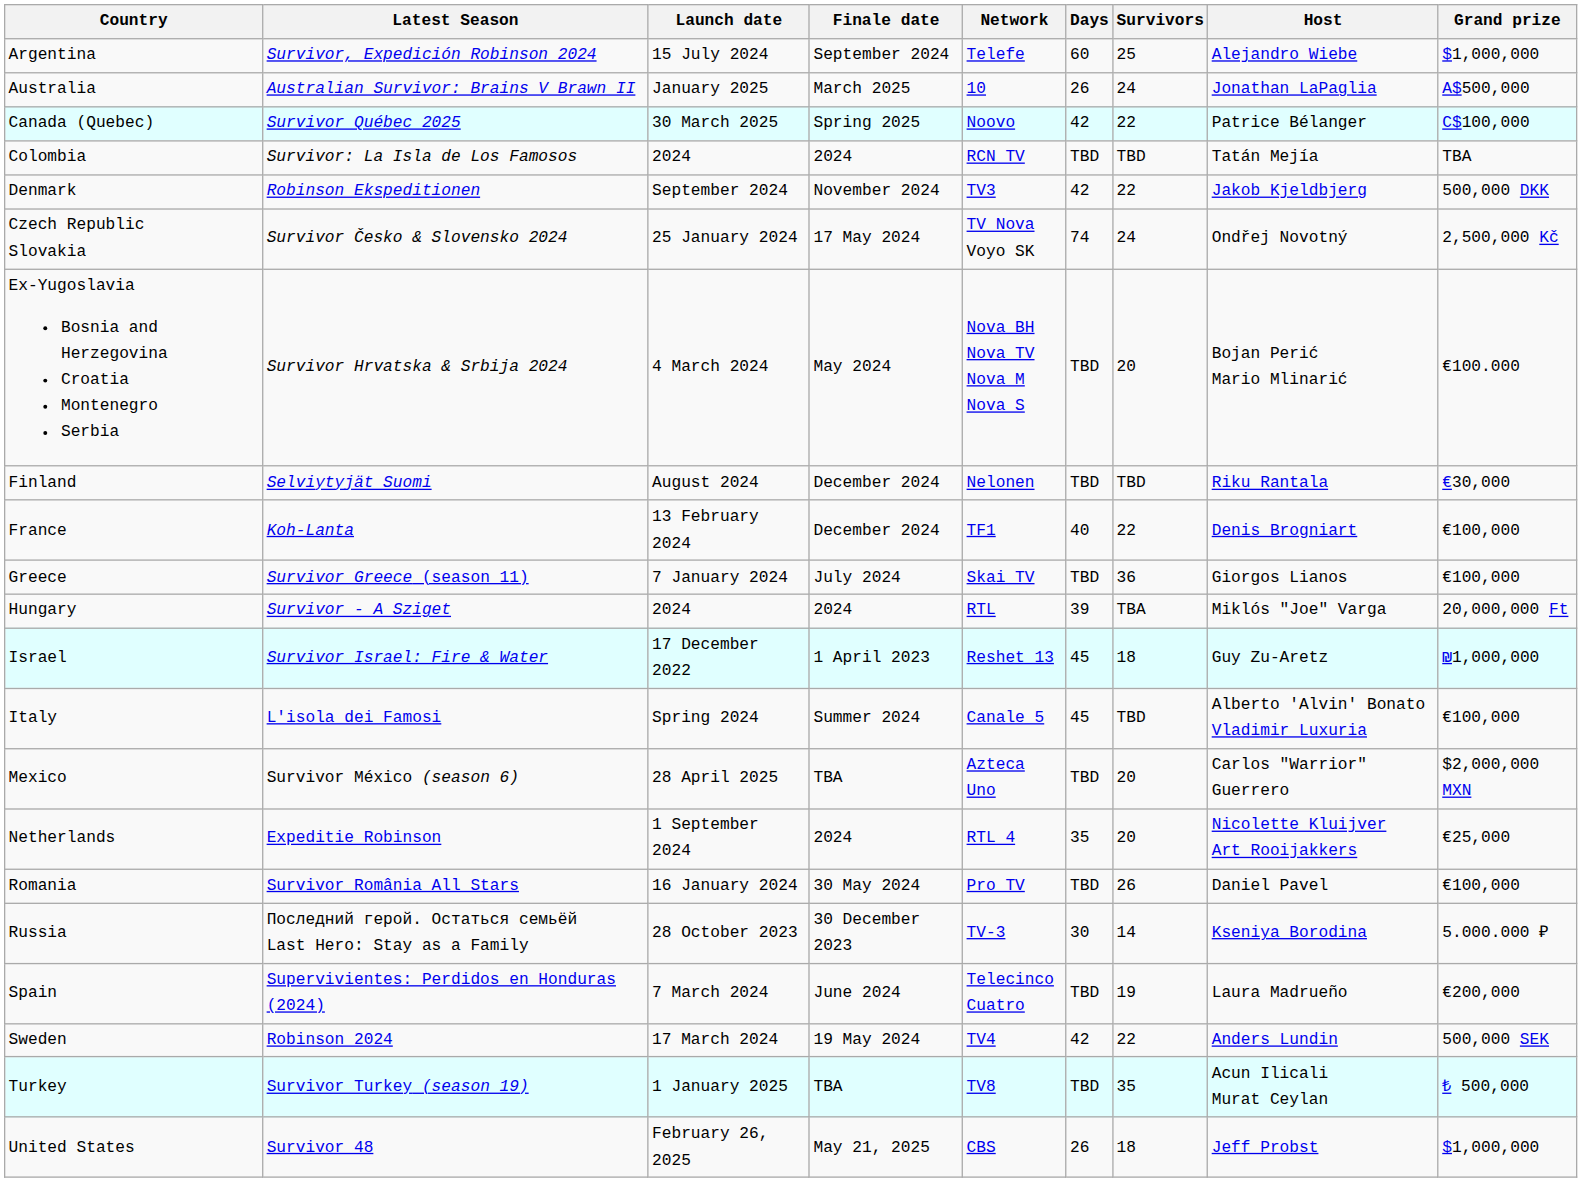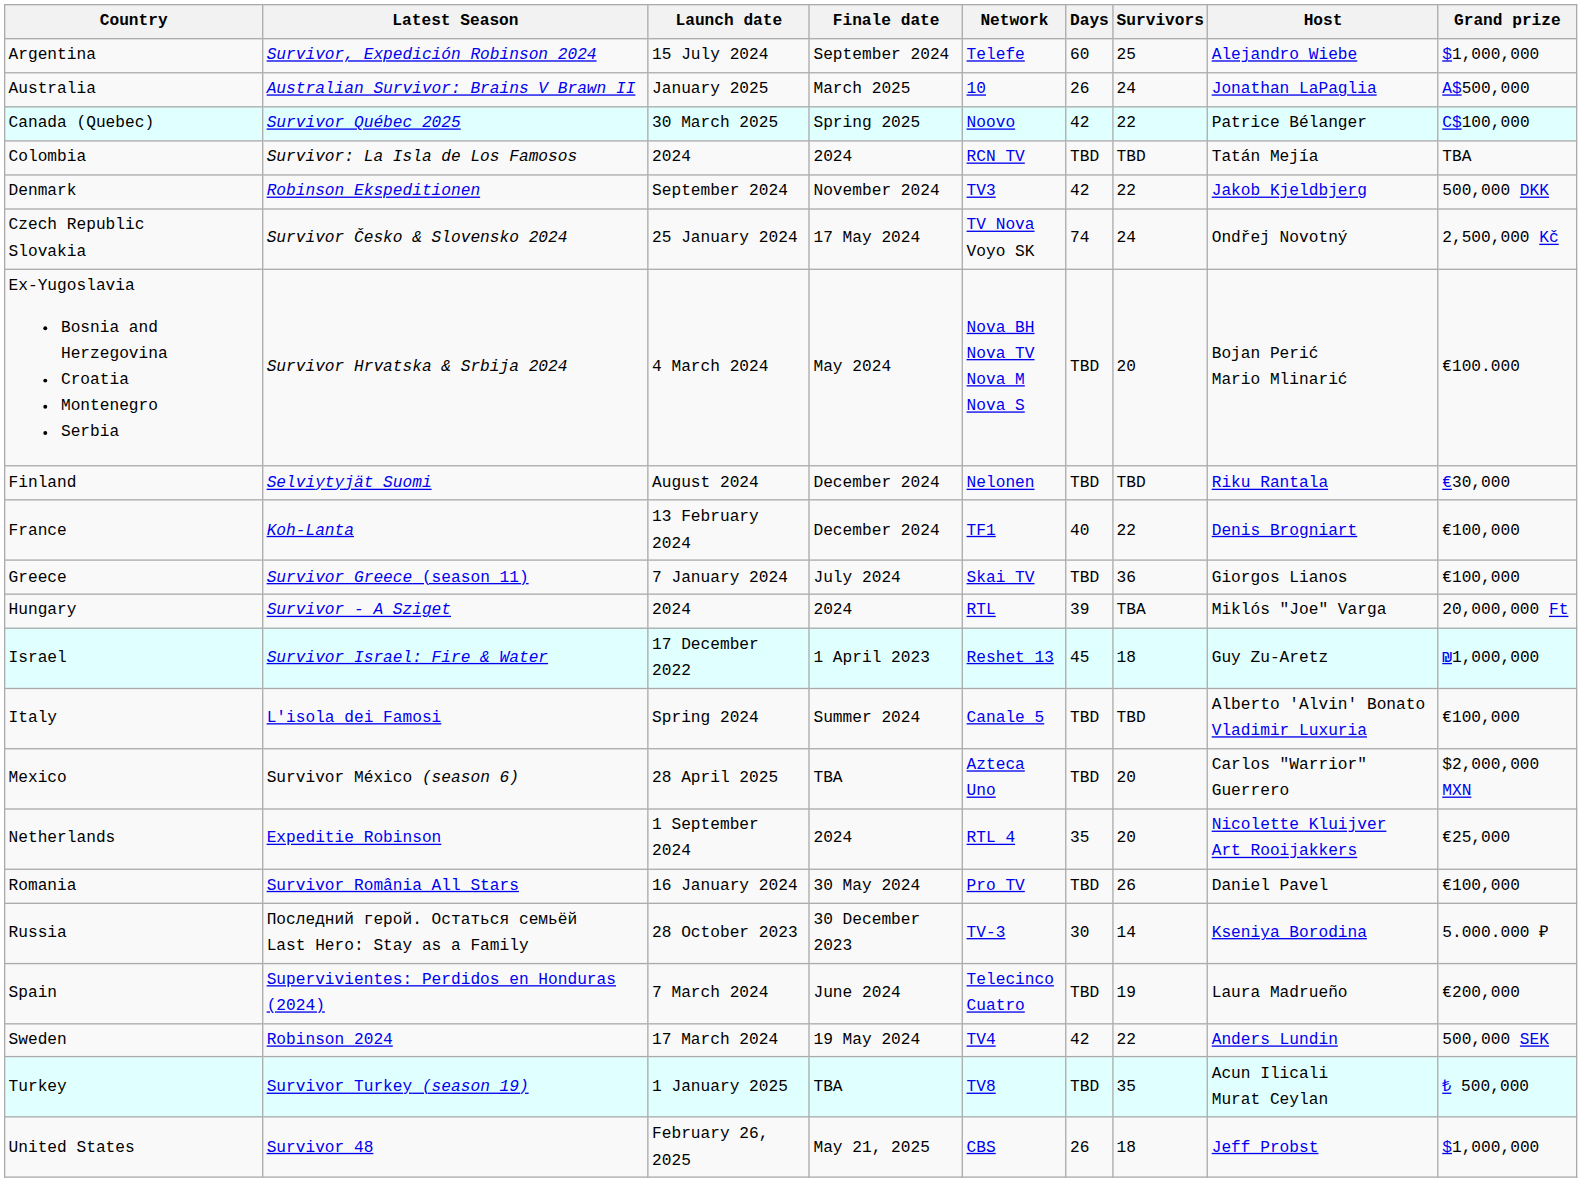(1080, 719) 45 -> (1085, 719) TBD
